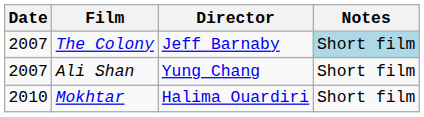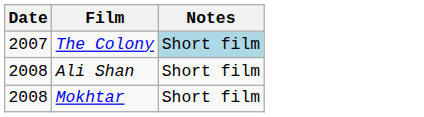- column: (235, 18)
(28, 71) 2007 -> (28, 71) 2008
(28, 98) 2010 -> (28, 98) 2008
